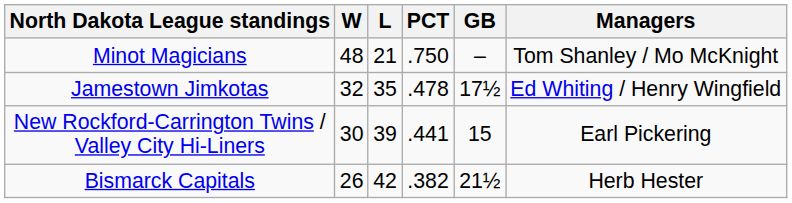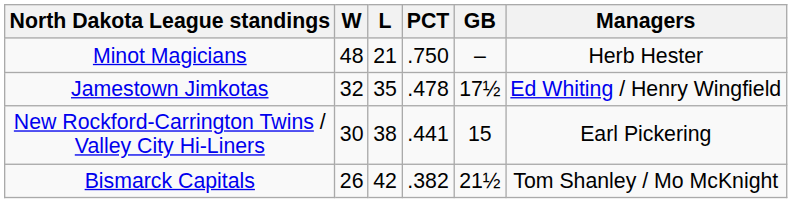(646, 55) Tom Shanley / Mo McKnight -> (646, 55) Herb Hester
(385, 134) 39 -> (385, 134) 38
(646, 180) Herb Hester -> (646, 180) Tom Shanley / Mo McKnight
